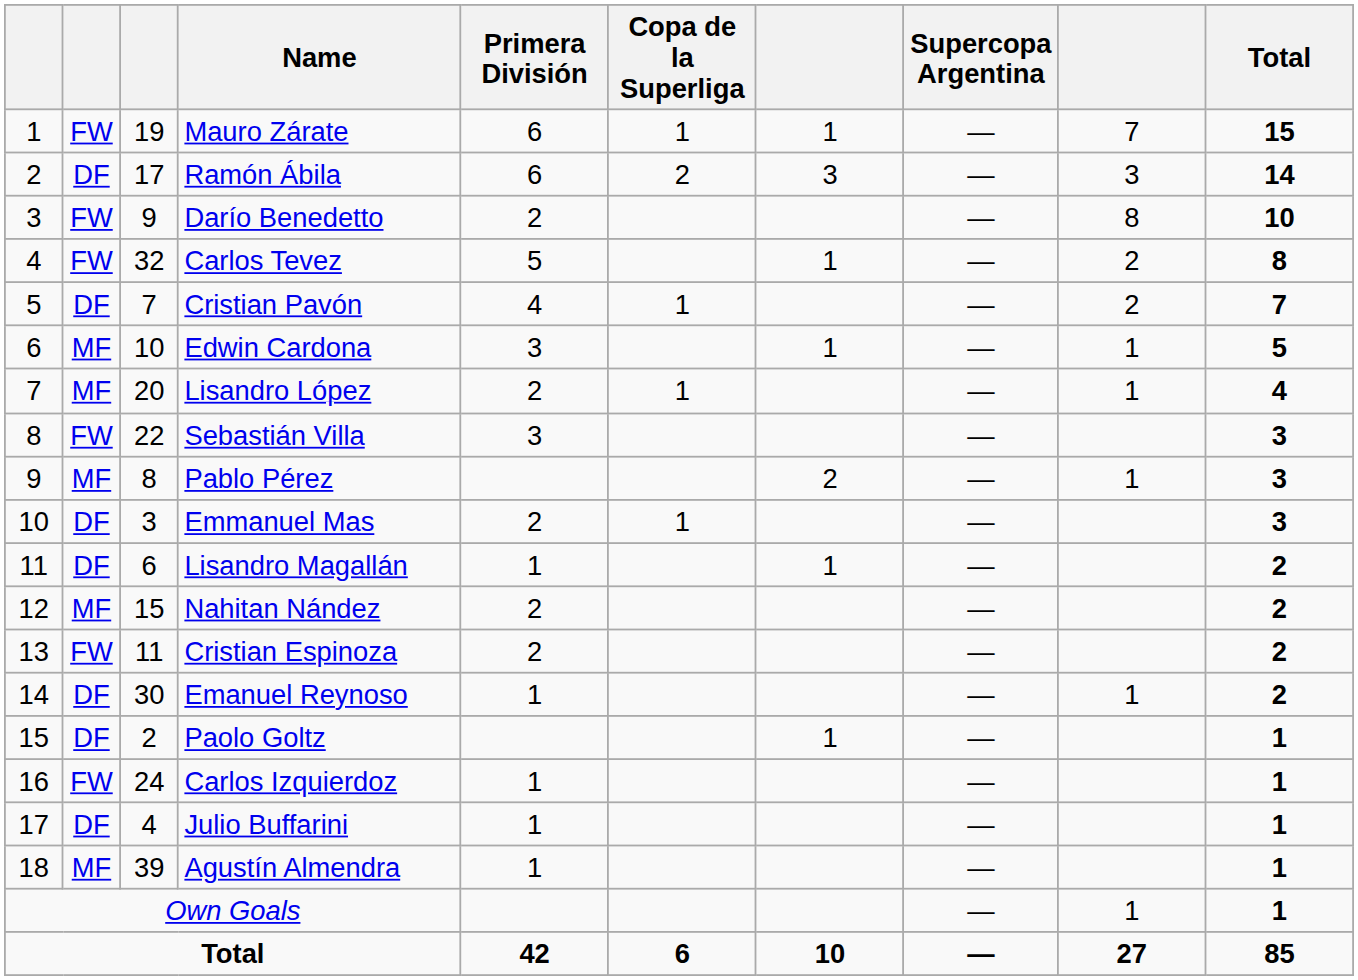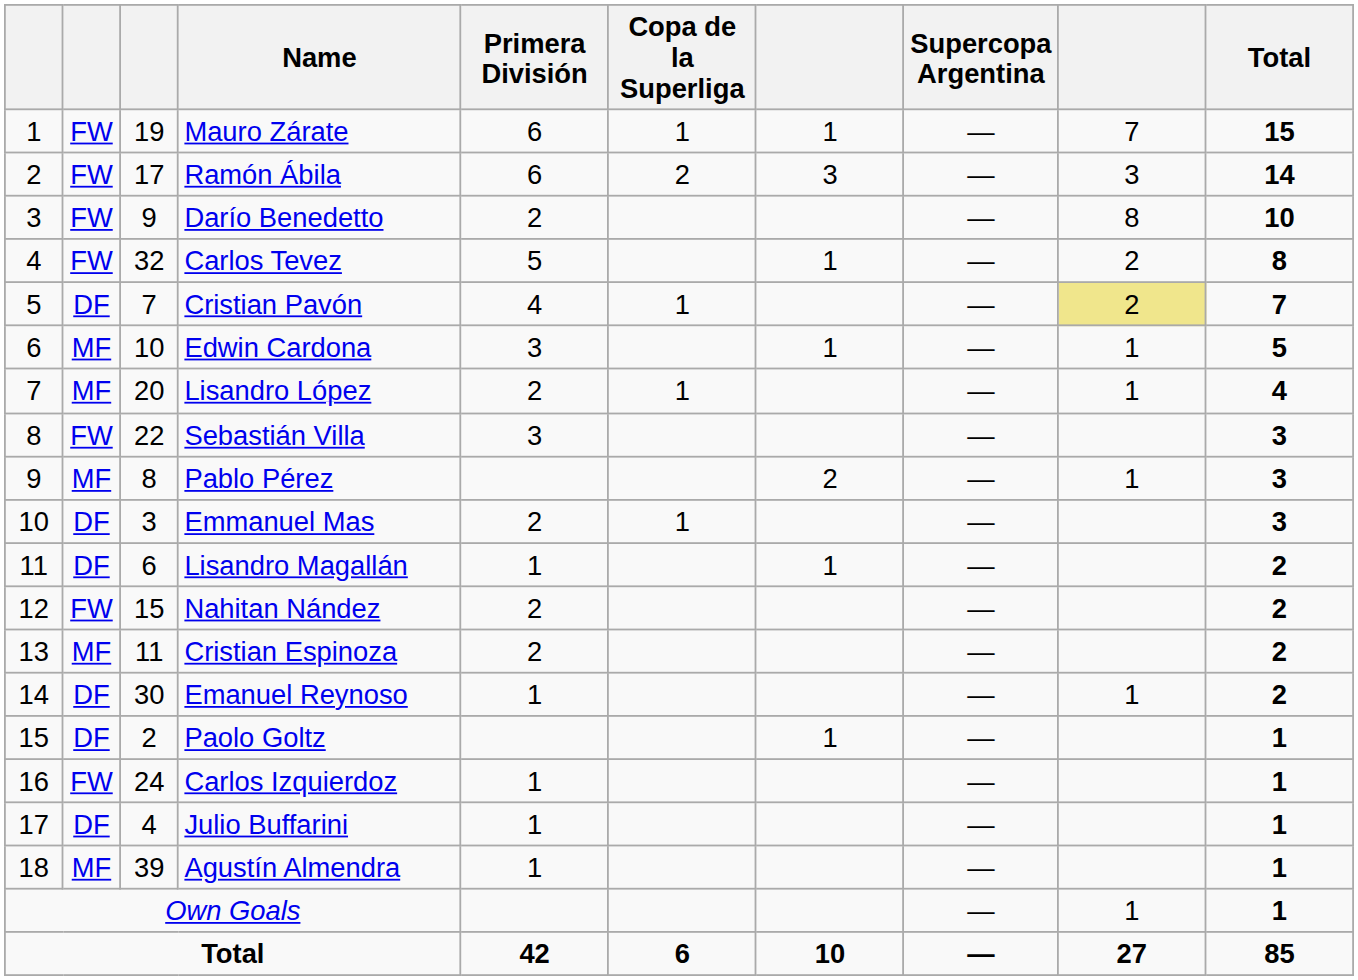(91, 175) DF -> (91, 175) FW
(1132, 305) no background -> (1132, 305) khaki background
(91, 608) MF -> (91, 608) FW
(91, 651) FW -> (91, 651) MF
